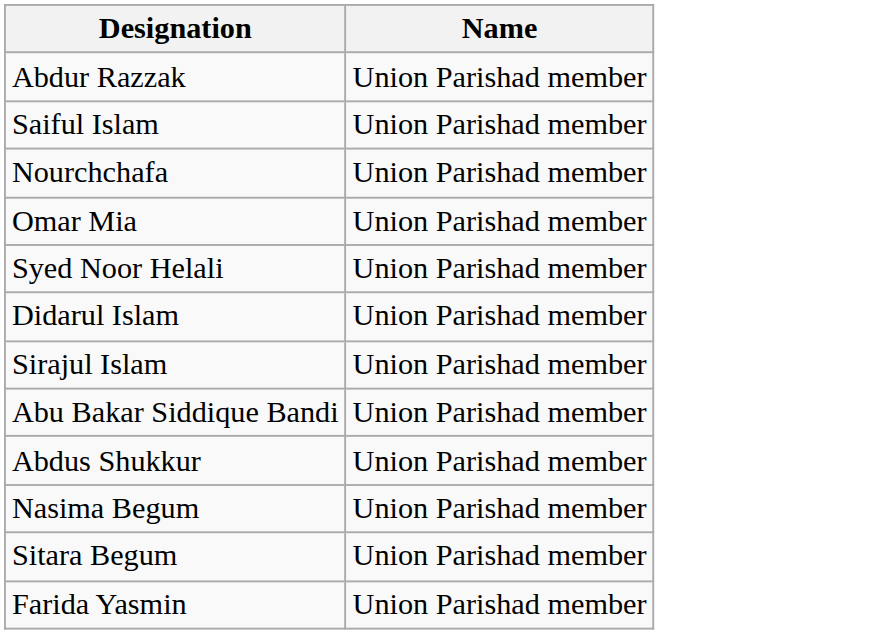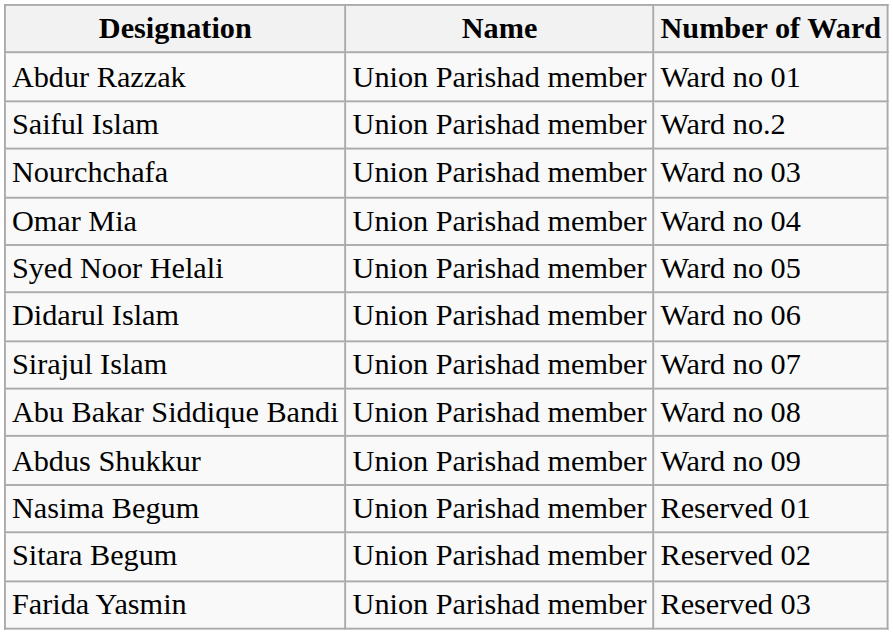+ column: (771, 28)
